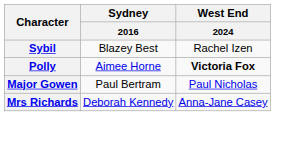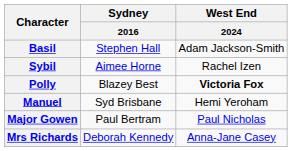+ row: (42, 48)
(128, 48) Blazey Best -> (128, 66) Aimee Horne
(128, 66) Aimee Horne -> (128, 84) Blazey Best
+ row: (42, 102)
